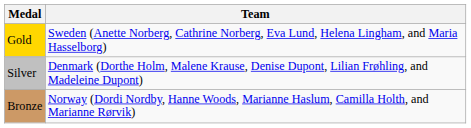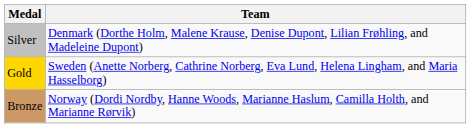rows swapped: (19, 40) <-> (22, 73)
